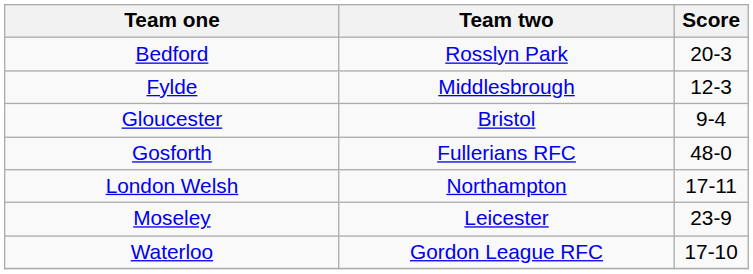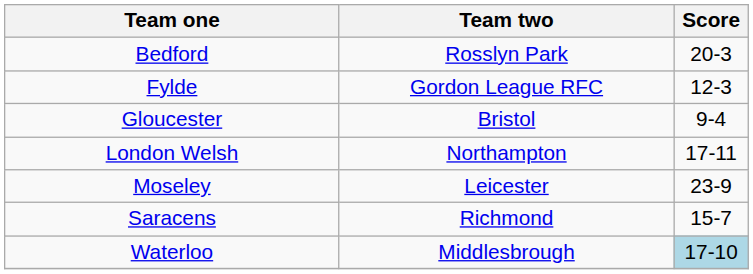(507, 86) Middlesbrough -> (507, 86) Gordon League RFC
- row: (172, 152)
+ row: (172, 218)
(507, 251) Gordon League RFC -> (507, 251) Middlesbrough
(711, 251) no background -> (711, 251) lightblue background
